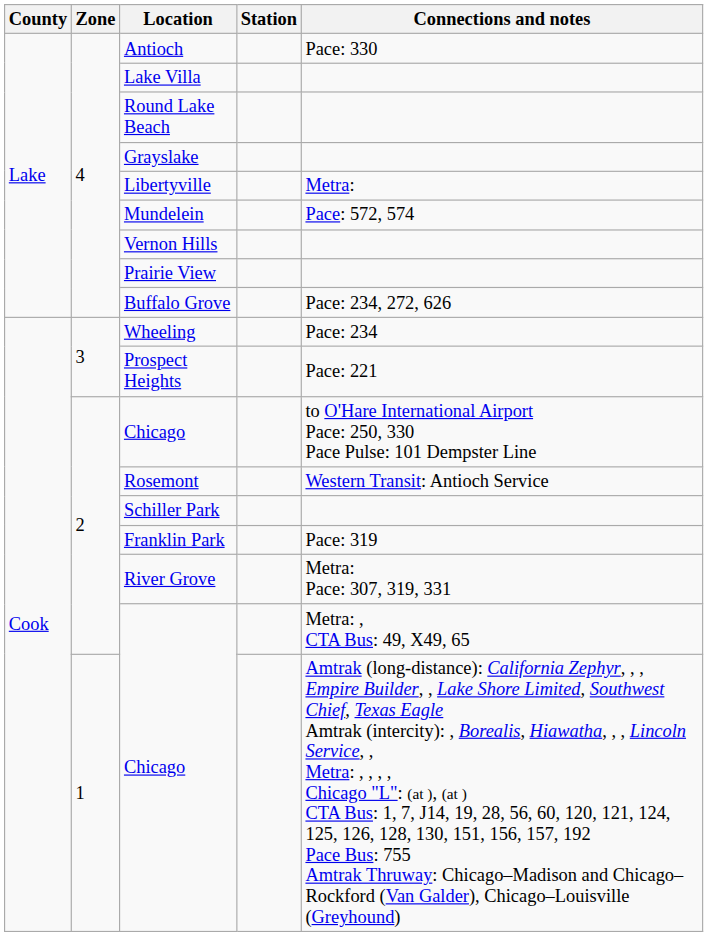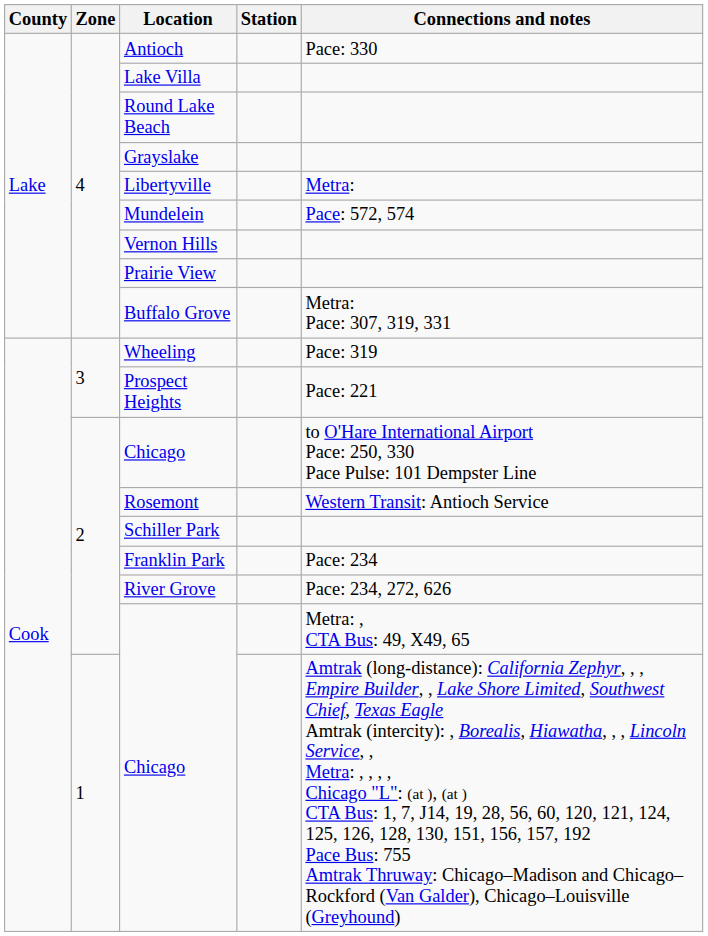(378, 302) Pace: 234, 272, 626 -> (378, 312) Metra: Pace: 307, 319, 331
(341, 331) Pace: 234 -> (341, 352) Pace: 319
(341, 539) Pace: 319 -> (341, 560) Pace: 234
(378, 579) Metra: Pace: 307, 319, 331 -> (378, 589) Pace: 234, 272, 626
